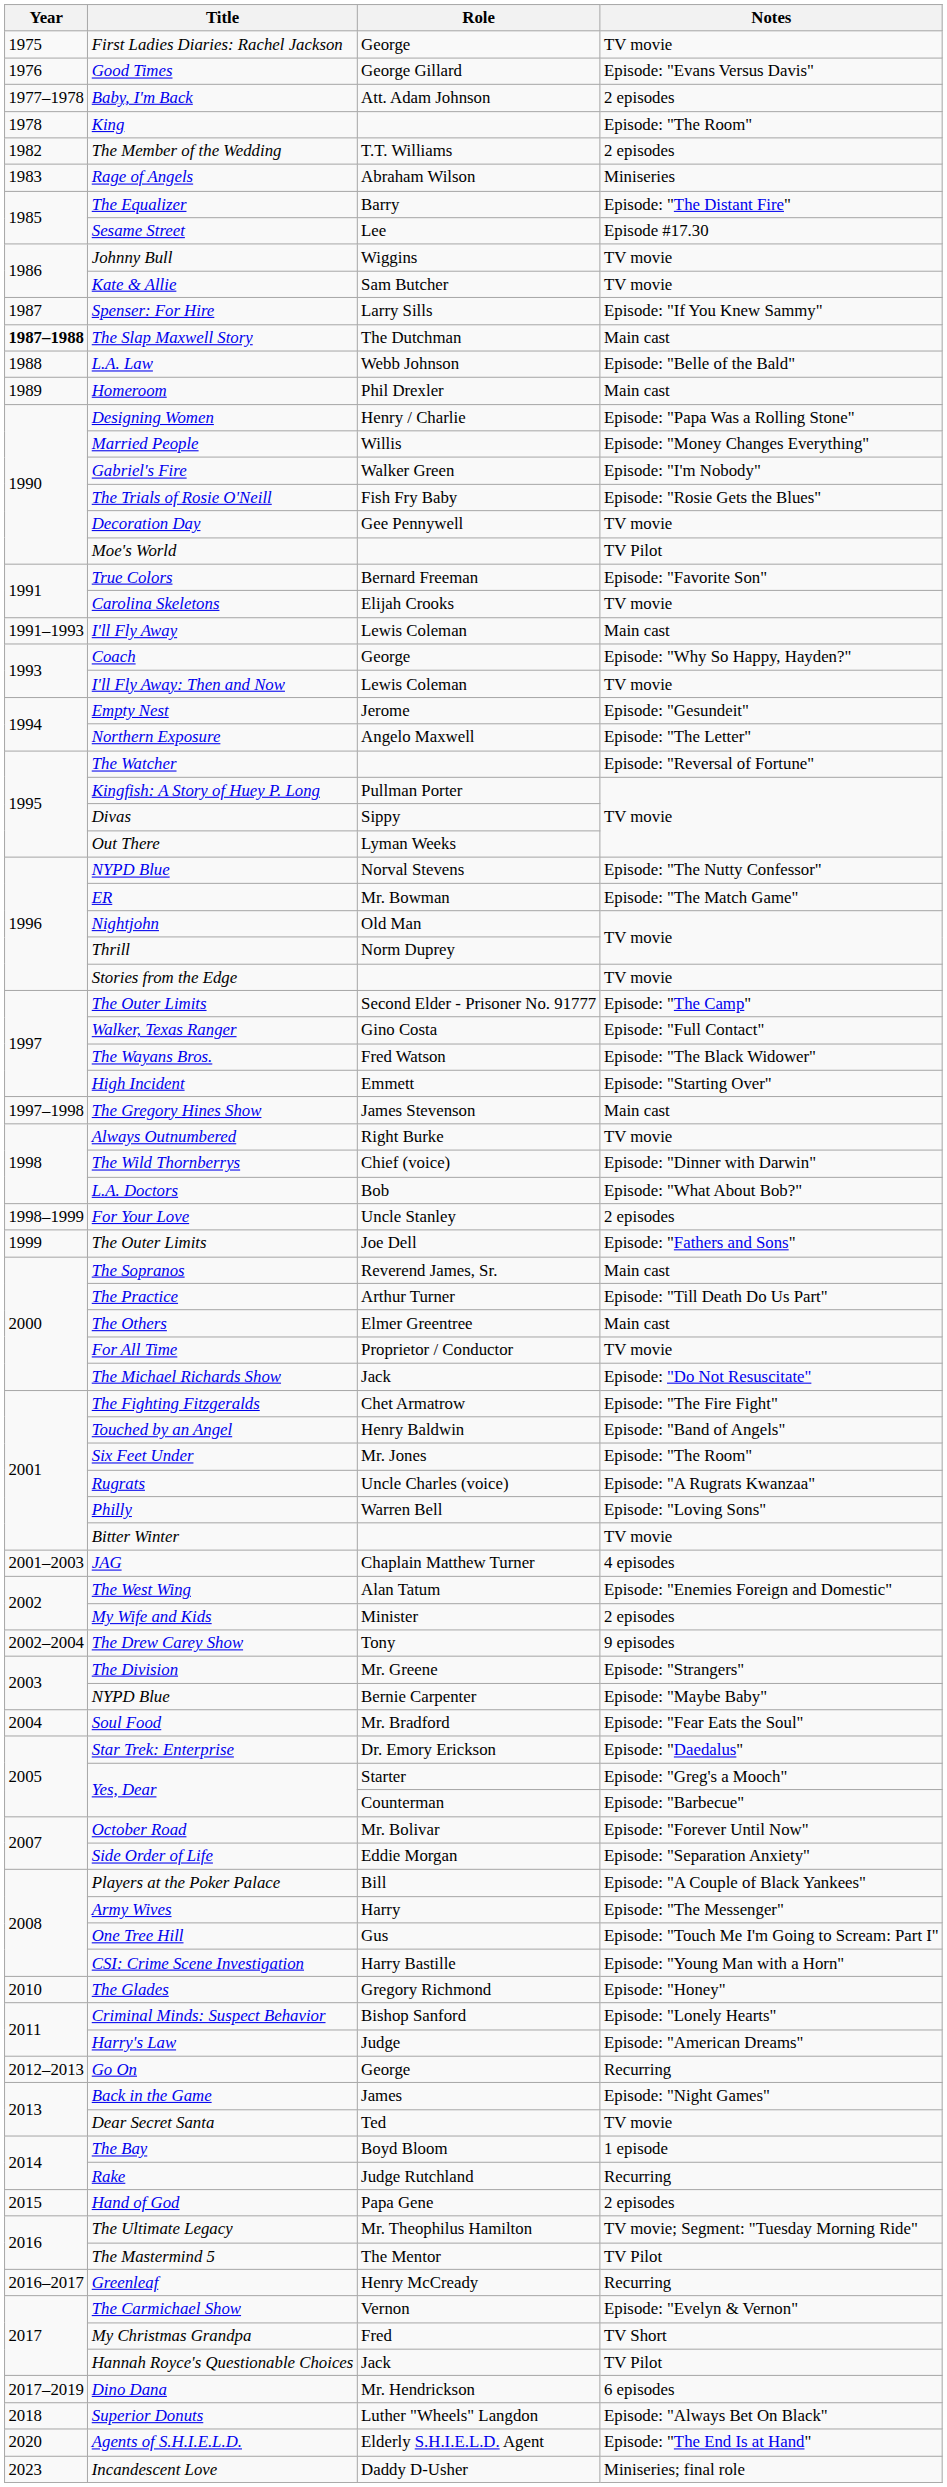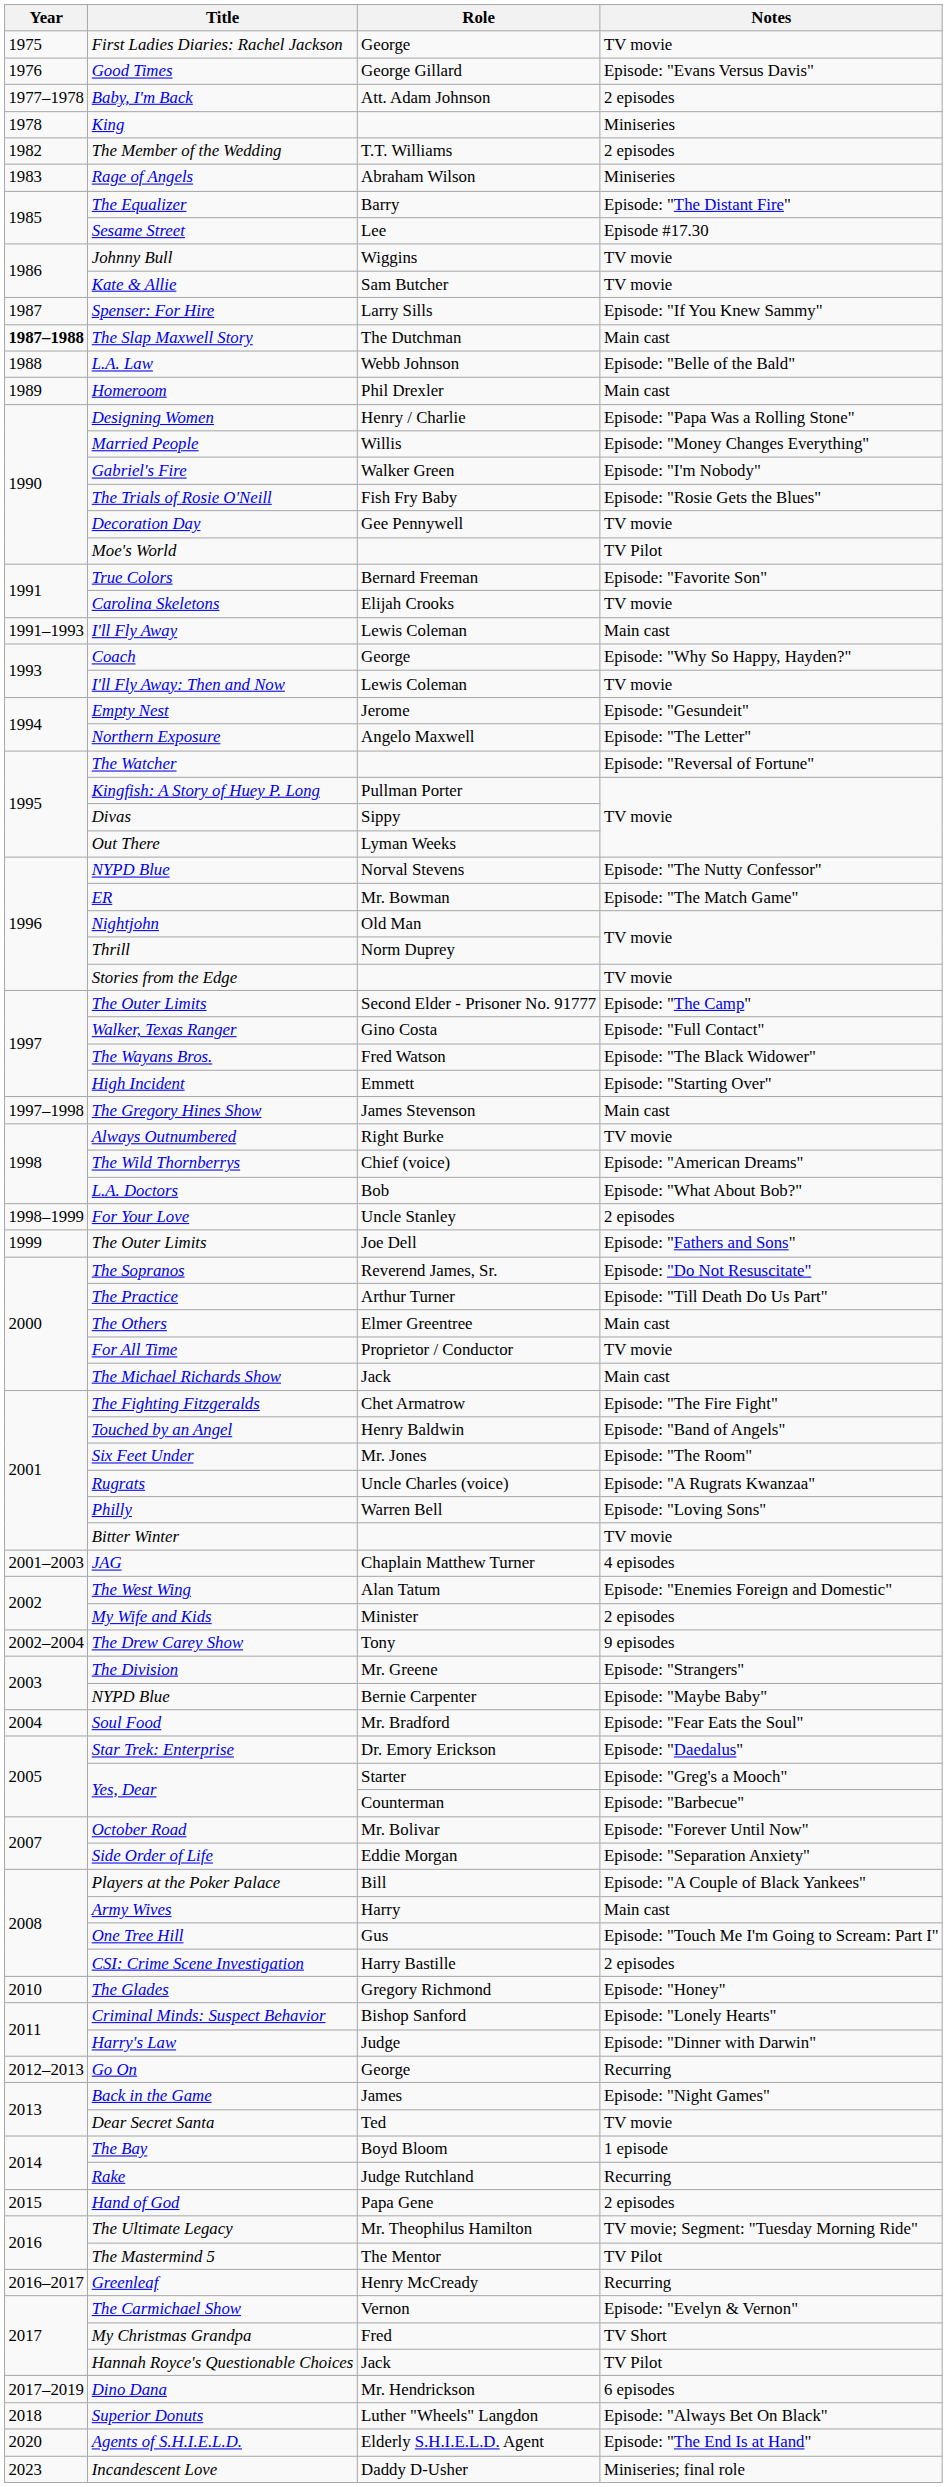(678, 124) Episode: "The Room" -> (639, 124) Miniseries
(710, 1163) Episode: "Dinner with Darwin" -> (704, 1163) Episode: "American Dreams"
(637, 1270) Main cast -> (708, 1270) Episode: "Do Not Resuscitate"
(708, 1376) Episode: "Do Not Resuscitate" -> (637, 1376) Main cast
(694, 1909) Episode: "The Messenger" -> (637, 1909) Main cast
(724, 1962) Episode: "Young Man with a Horn" -> (639, 1962) 2 episodes
(704, 2042) Episode: "American Dreams" -> (710, 2042) Episode: "Dinner with Darwin"
